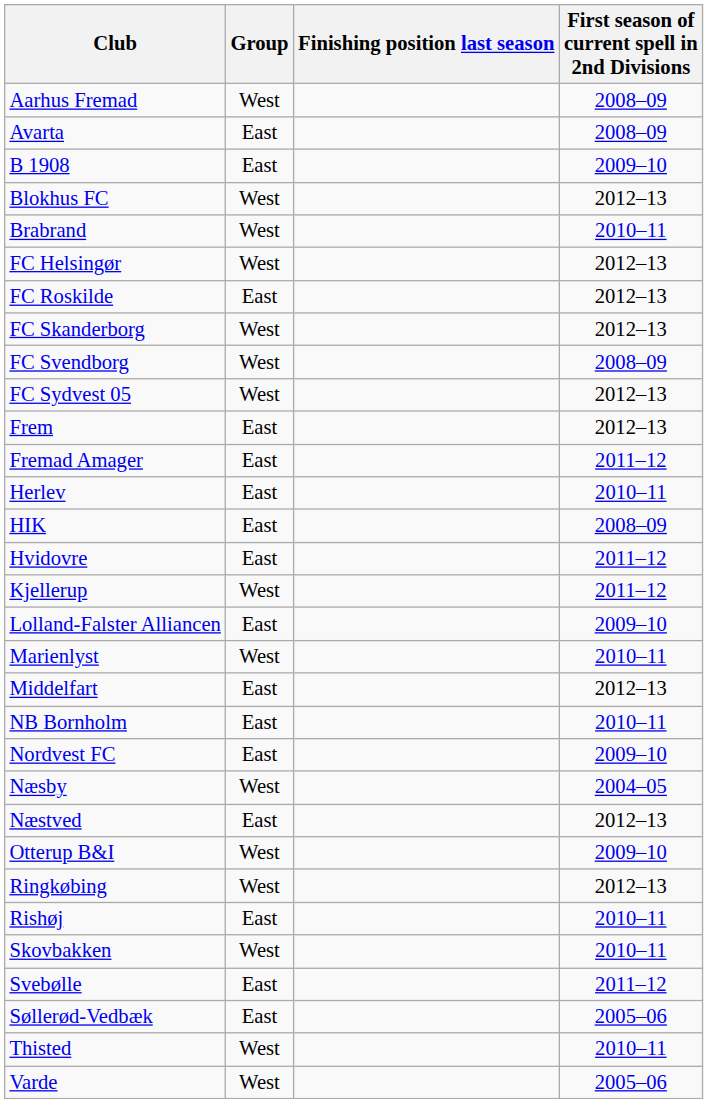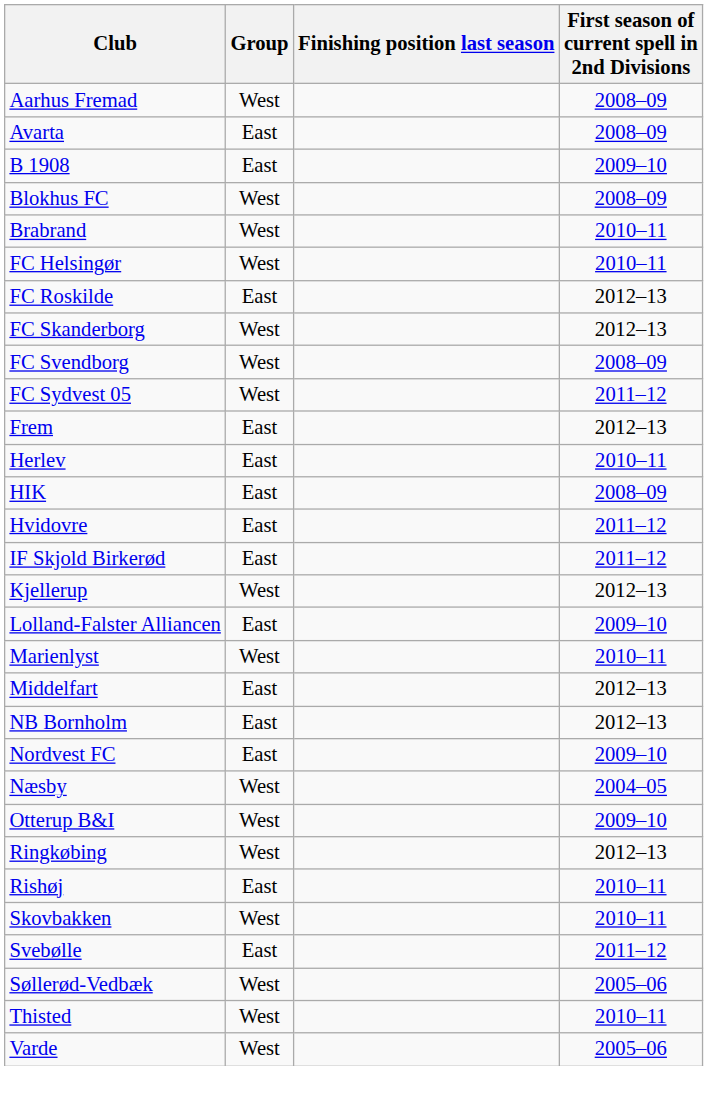(631, 198) 2012–13 -> (631, 198) 2008–09
(631, 263) 2012–13 -> (631, 263) 2010–11
(631, 394) 2012–13 -> (631, 394) 2011–12
- row: (76, 460)
+ row: (87, 558)
(631, 591) 2011–12 -> (631, 591) 2012–13
(631, 721) 2010–11 -> (631, 721) 2012–13
- row: (46, 820)
(259, 1016) East -> (259, 983) West
